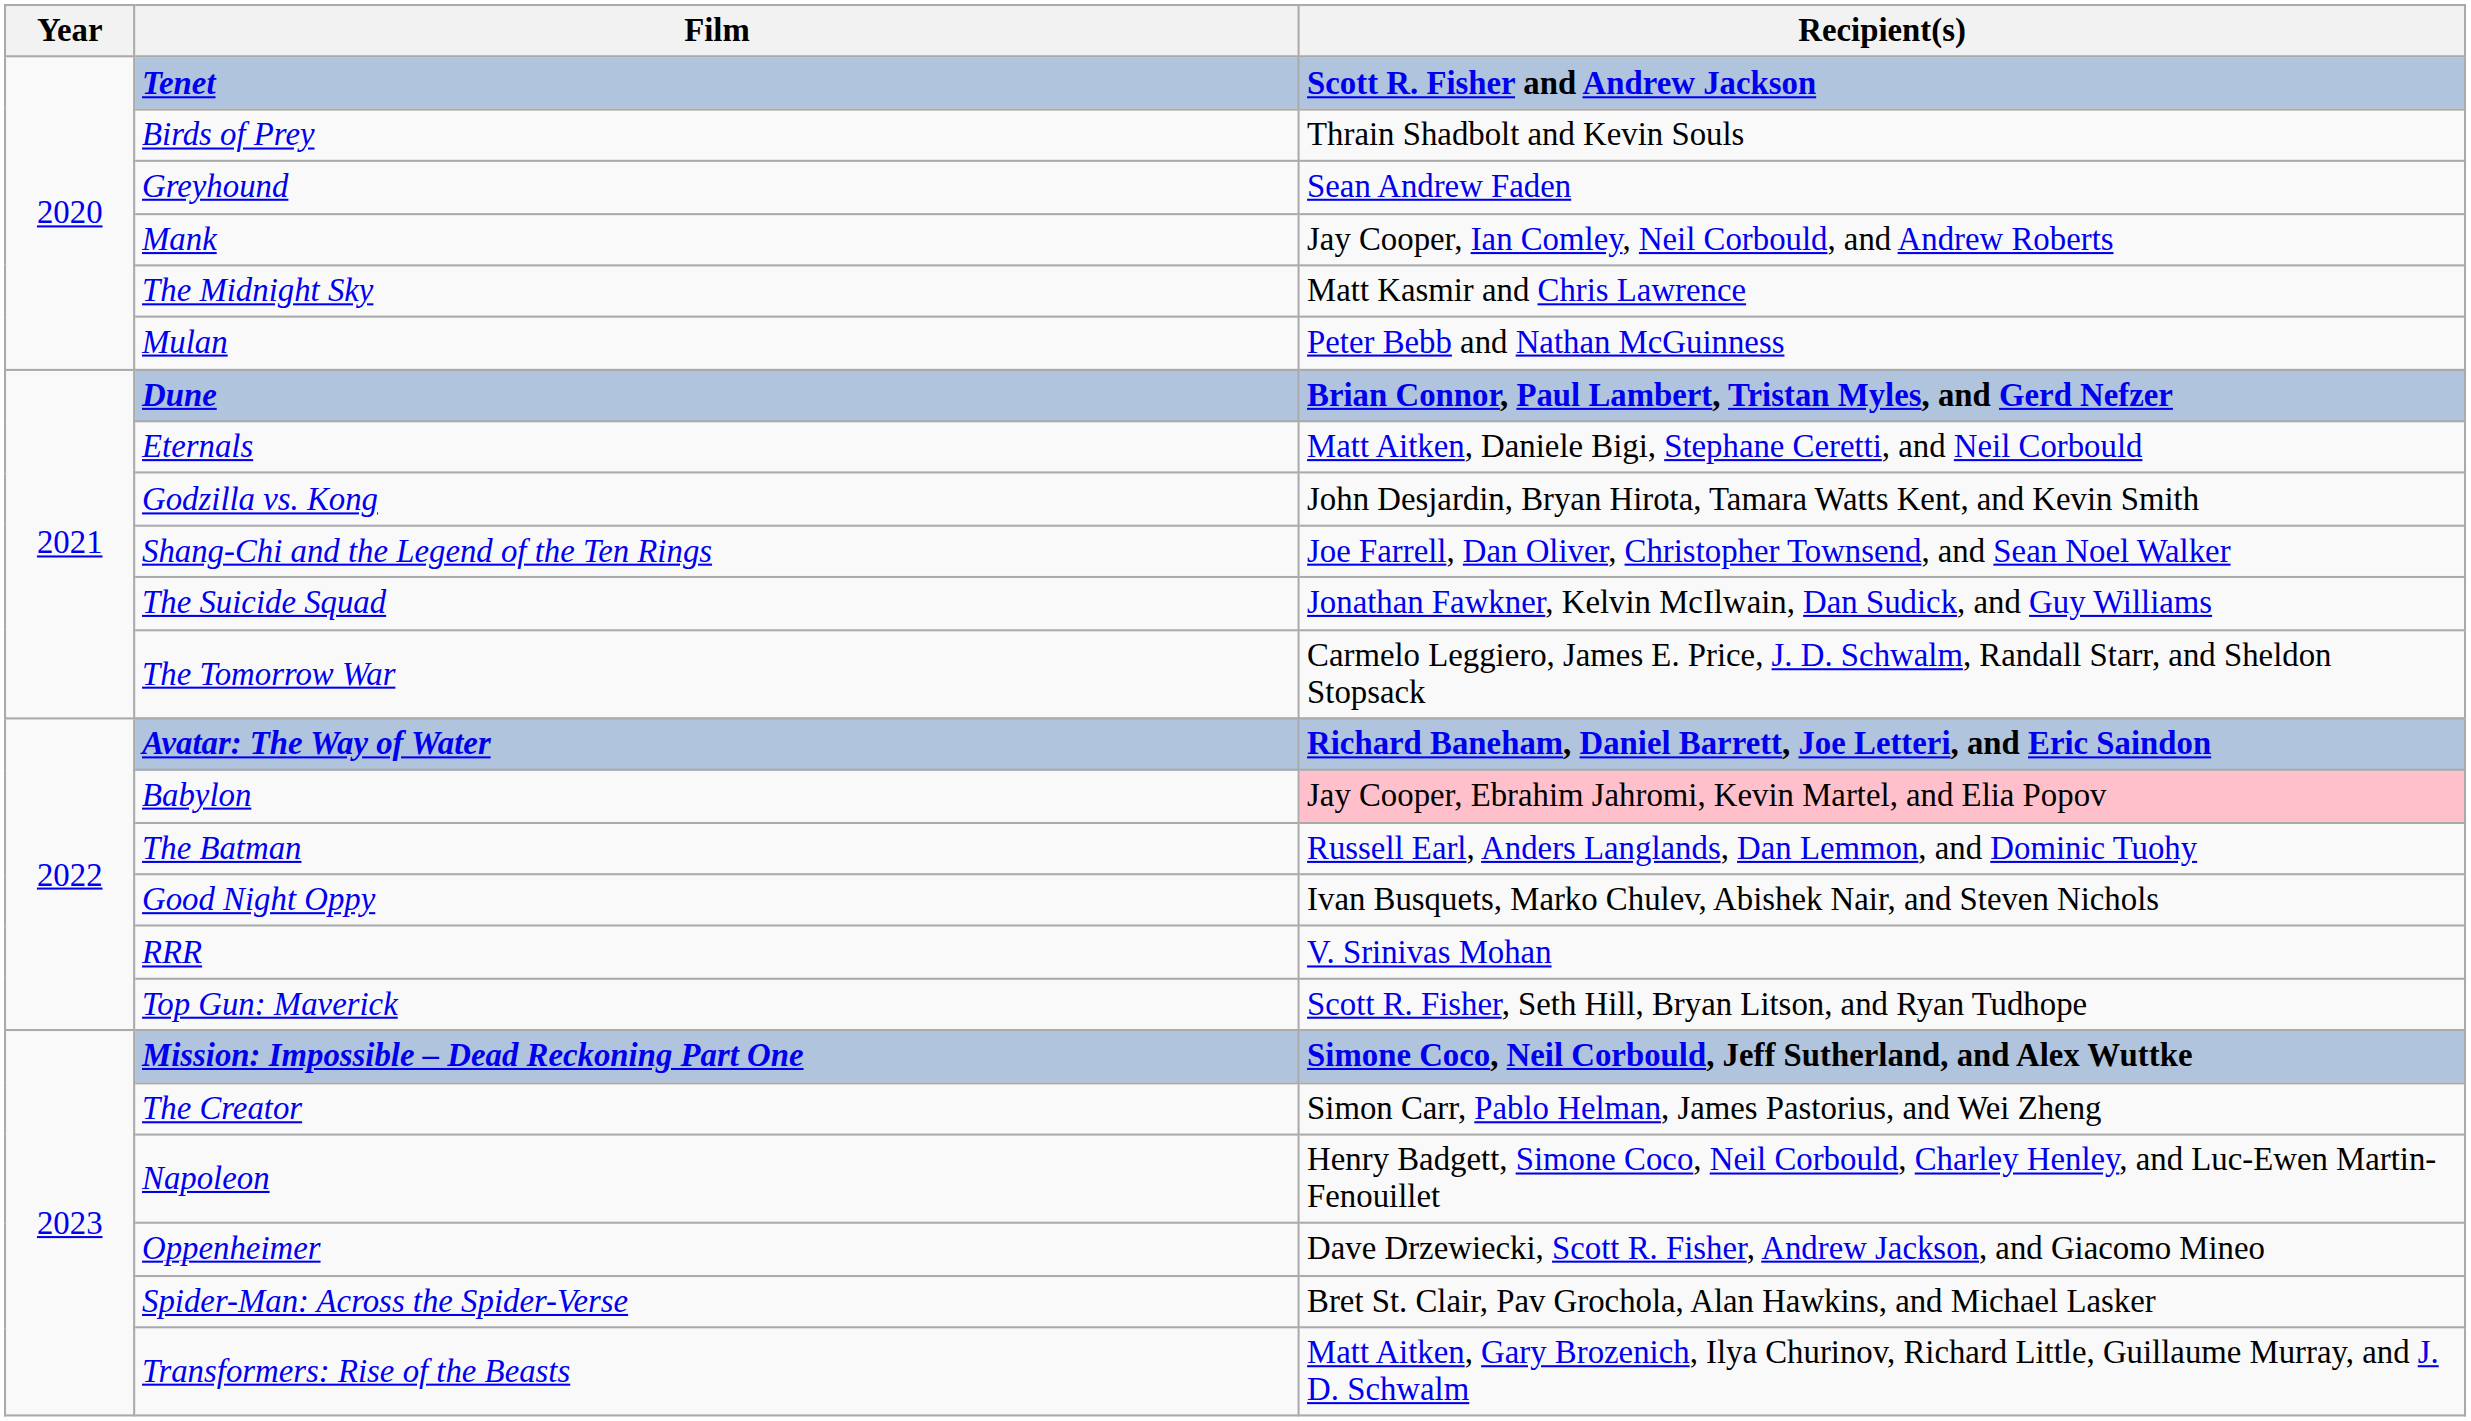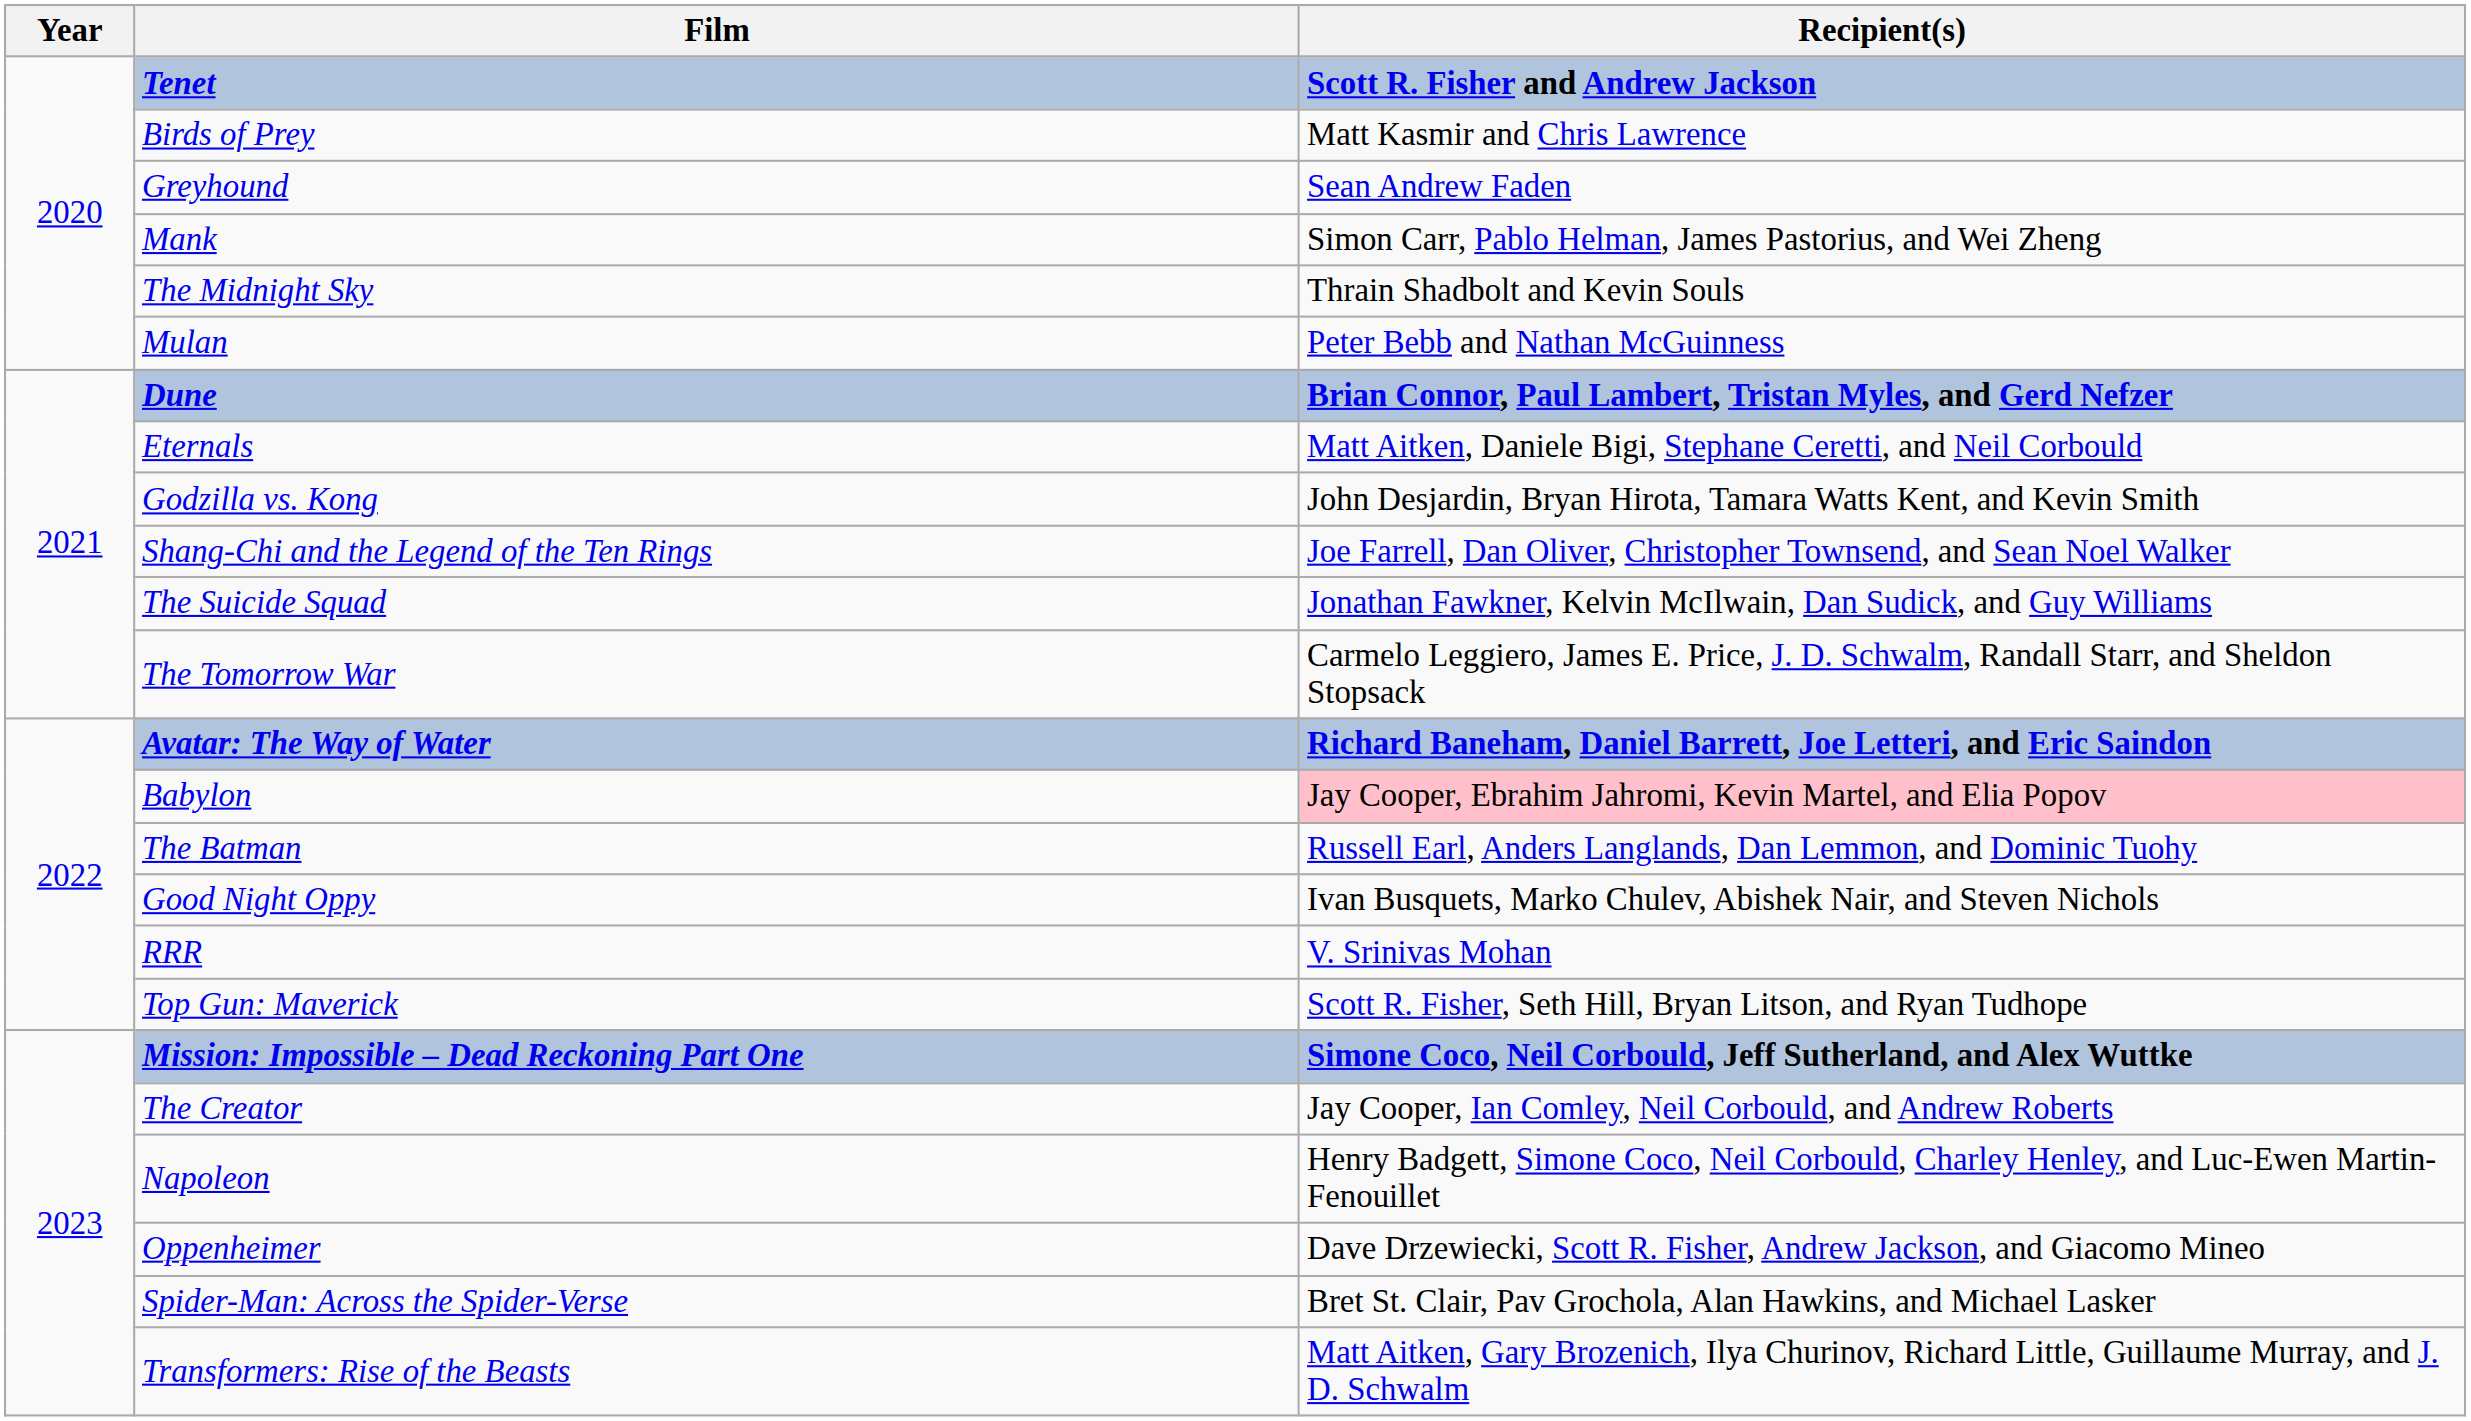(1526, 134) Thrain Shadbolt and Kevin Souls -> (1527, 134) Matt Kasmir and Chris Lawrence
(1710, 238) Jay Cooper, Ian Comley, Neil Corbould, and Andrew Roberts -> (1704, 238) Simon Carr, Pablo Helman, James Pastorius, and Wei Zheng
(1527, 290) Matt Kasmir and Chris Lawrence -> (1526, 290) Thrain Shadbolt and Kevin Souls
(1704, 1107) Simon Carr, Pablo Helman, James Pastorius, and Wei Zheng -> (1710, 1107) Jay Cooper, Ian Comley, Neil Corbould, and Andrew Roberts
